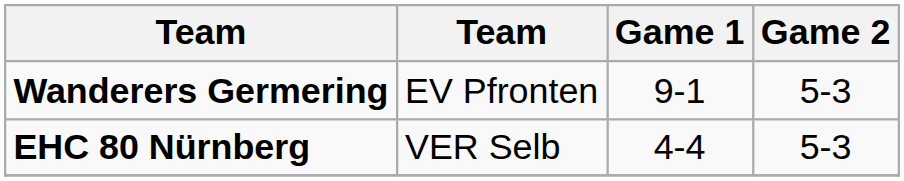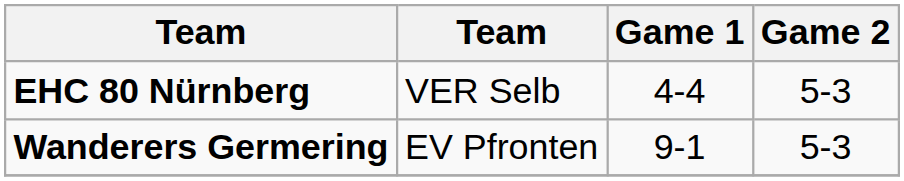rows swapped: (162, 146) <-> (201, 89)
